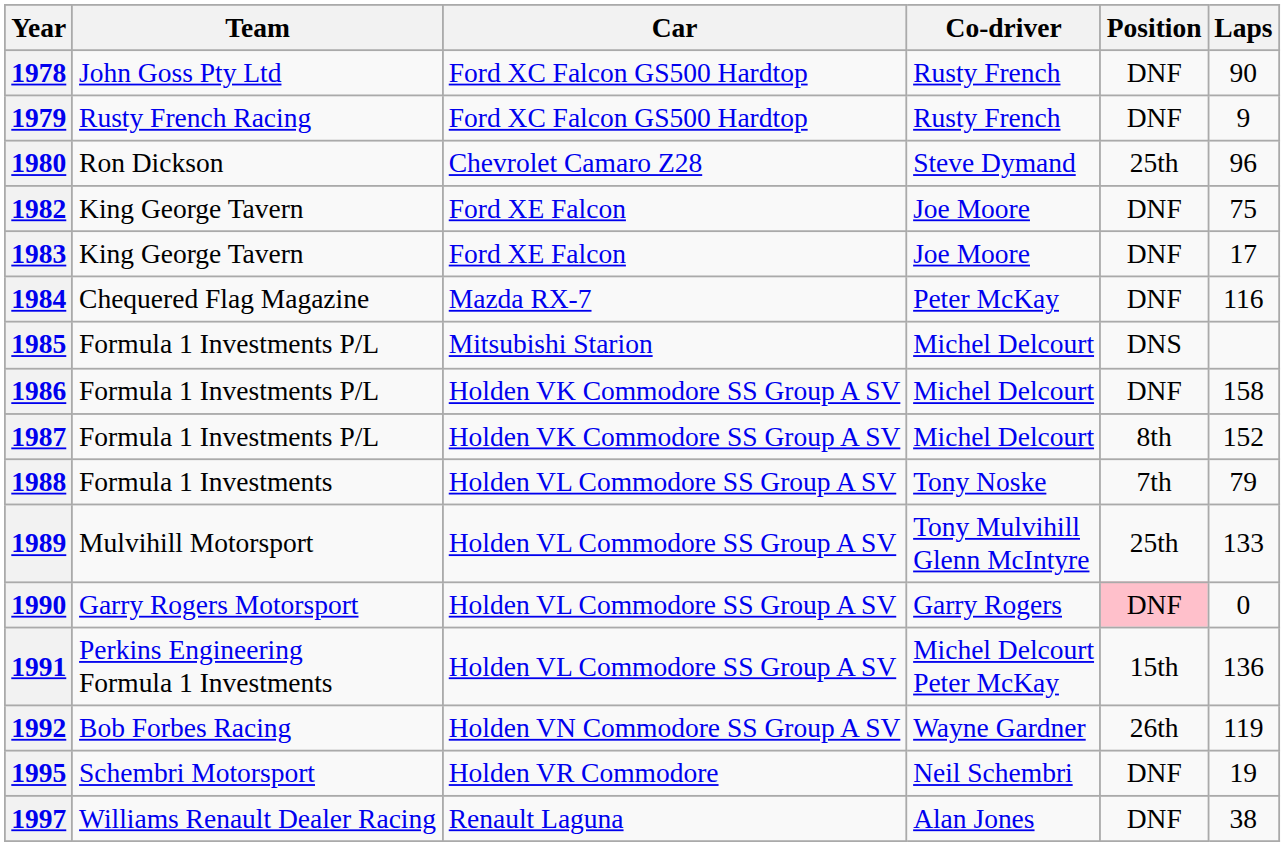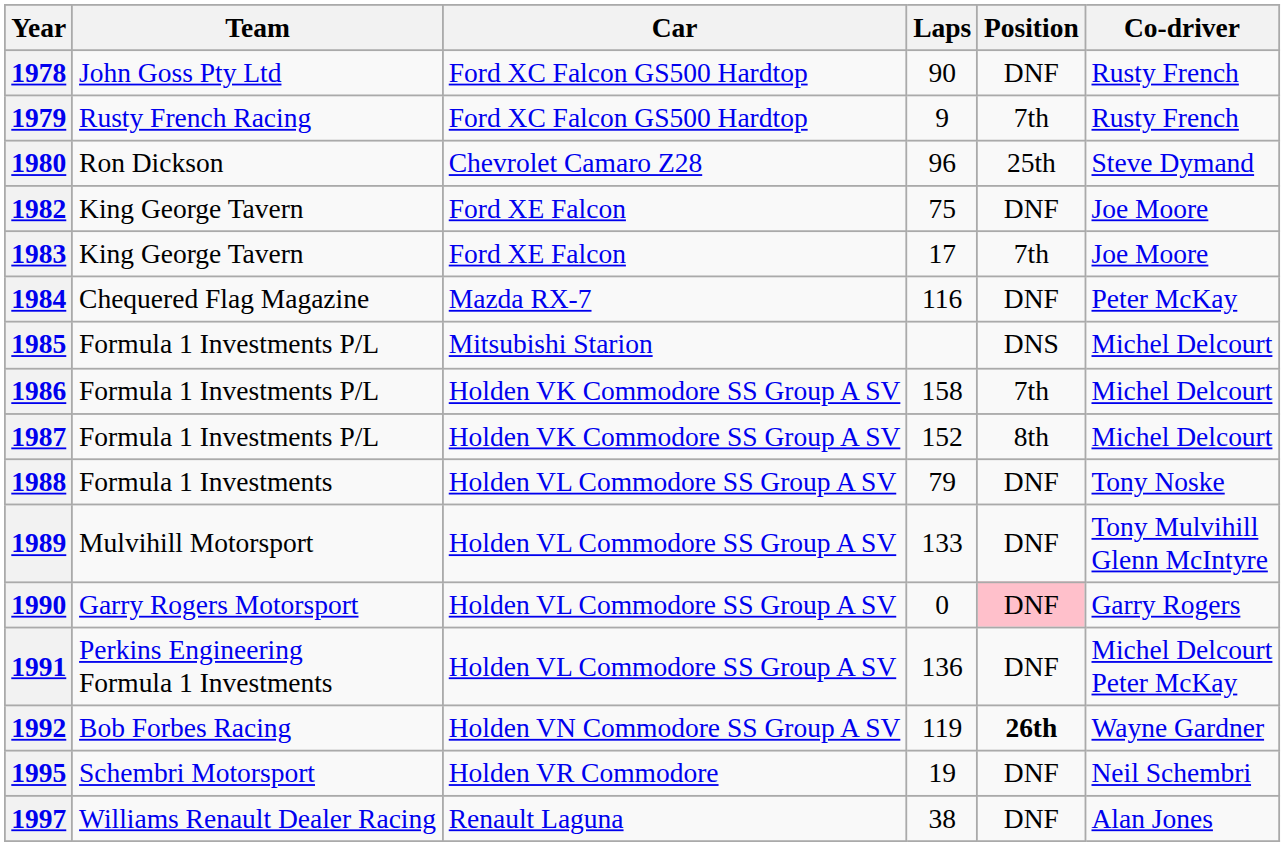columns swapped: (1004, 27) <-> (1243, 27)
(1154, 118) DNF -> (1031, 118) 7th
(1154, 254) DNF -> (1031, 254) 7th
(1154, 390) DNF -> (1031, 390) 7th
(1154, 481) 7th -> (1031, 481) DNF
(1154, 542) 25th -> (1031, 542) DNF
(1154, 665) 15th -> (1031, 665) DNF
(1154, 727) normal -> (1031, 727) bold
